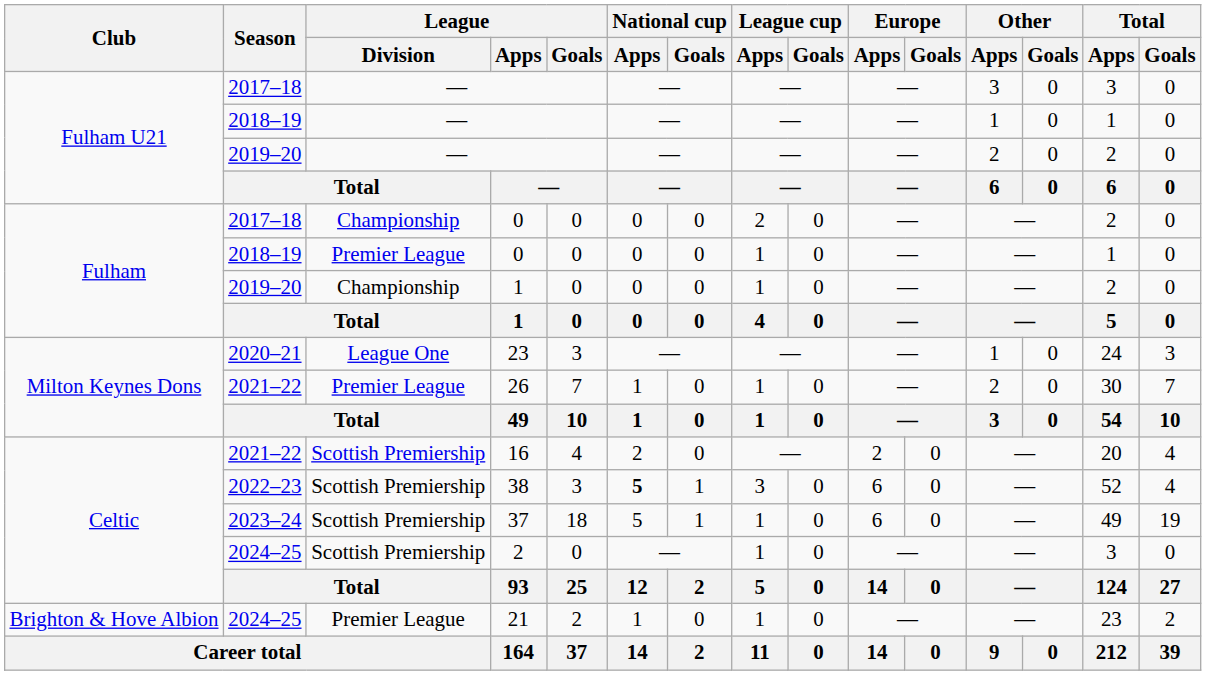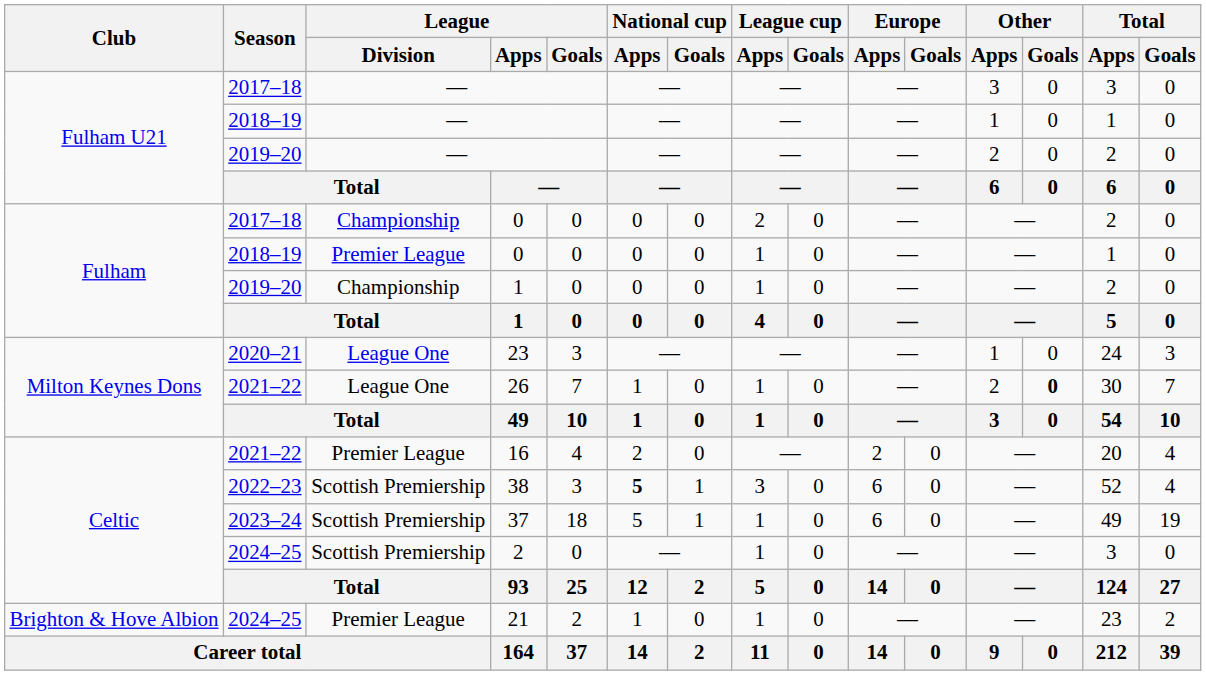(398, 386) Premier League -> (398, 386) League One
(1053, 386) normal -> (1053, 386) bold
(398, 453) Scottish Premiership -> (398, 453) Premier League
